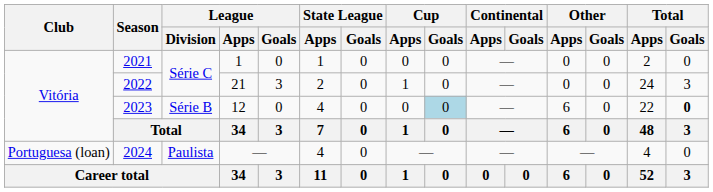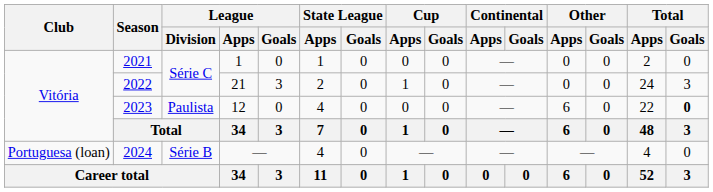(191, 107) Série B -> (191, 107) Paulista
(445, 107) lightblue background -> (445, 107) no background
(191, 152) Paulista -> (191, 152) Série B
